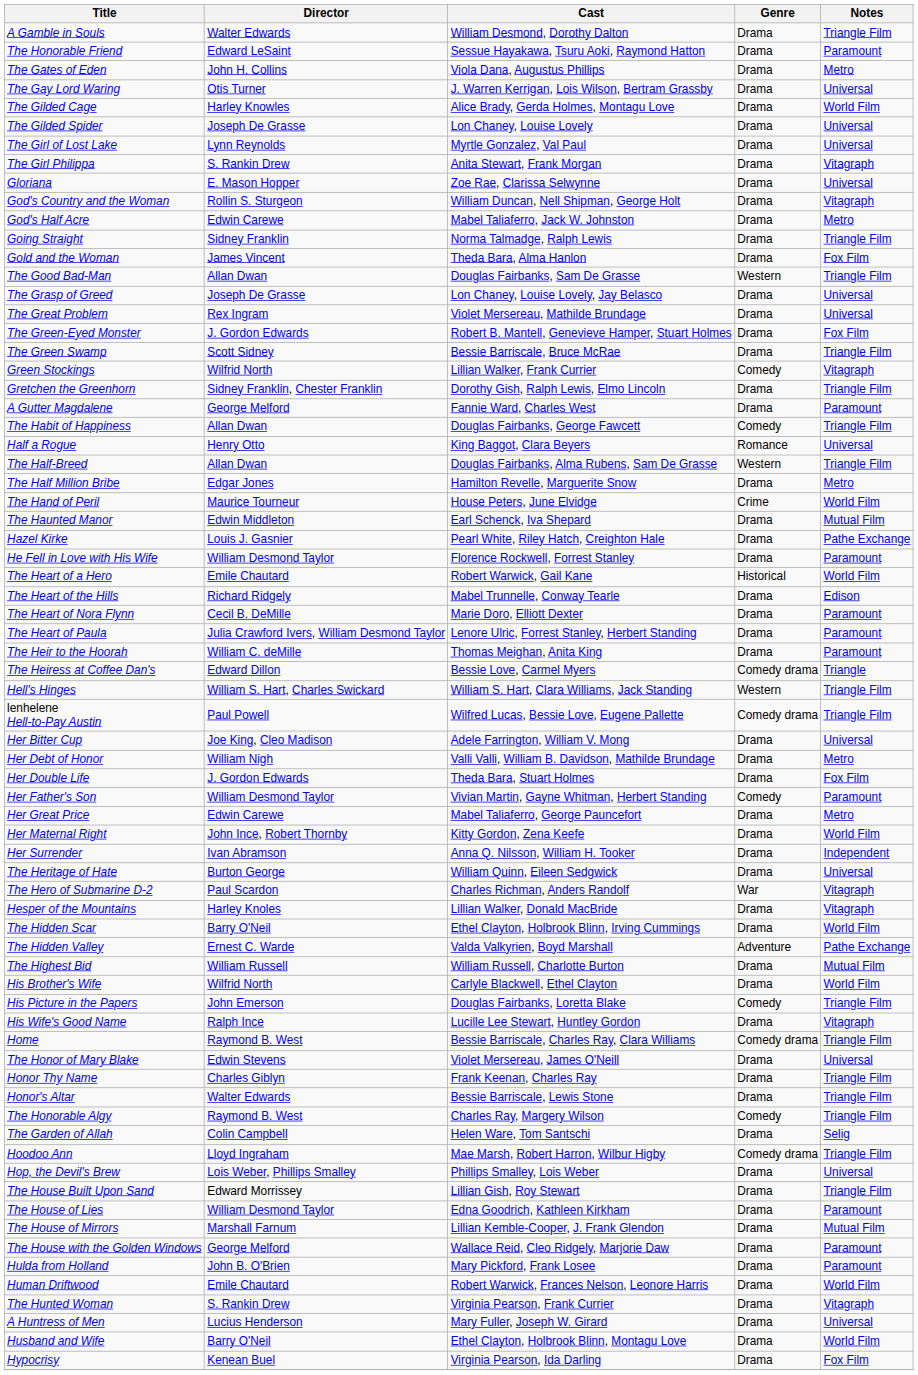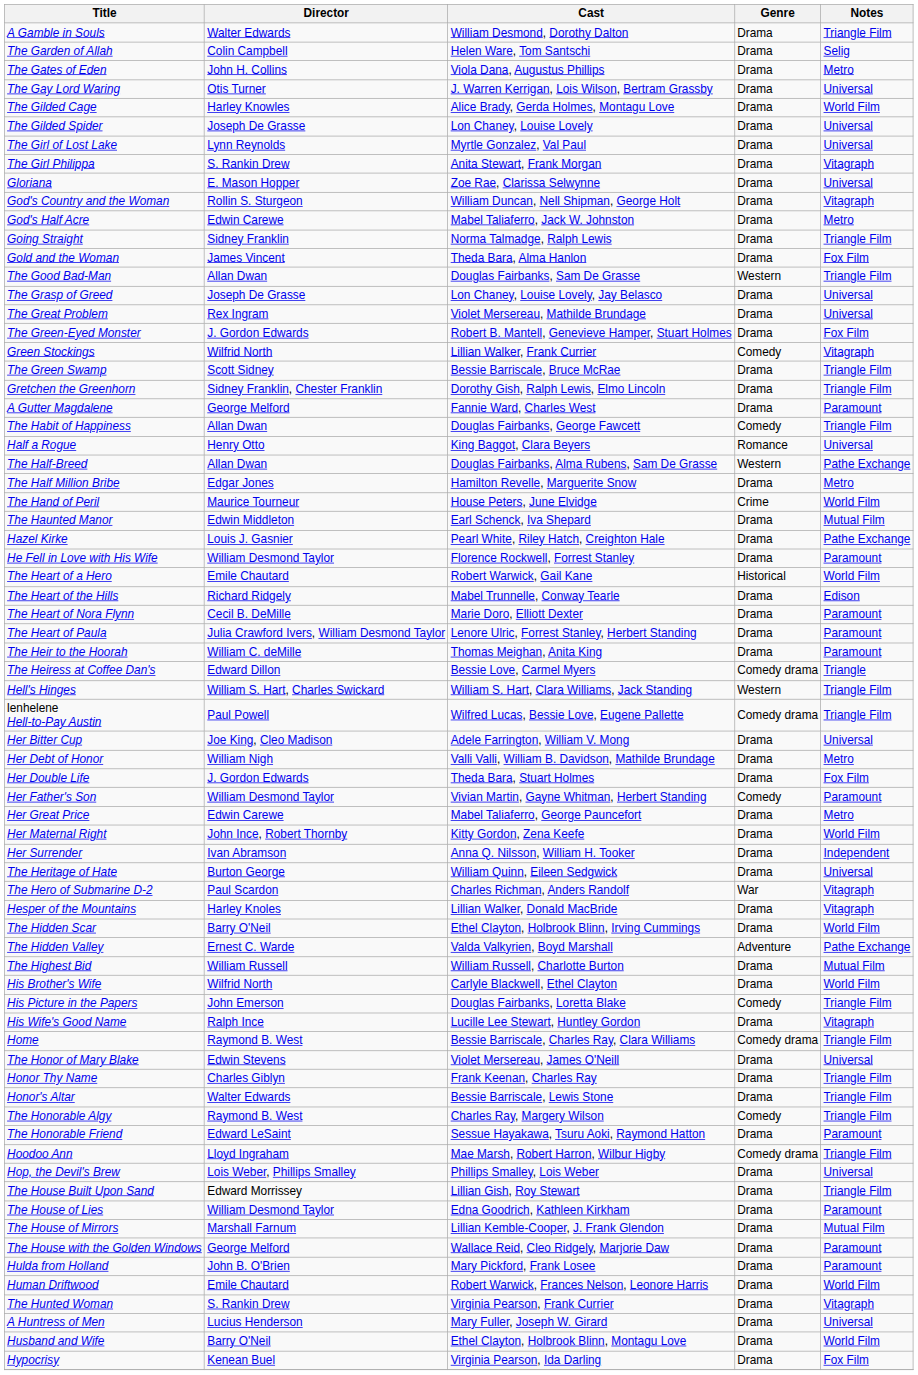rows swapped: (60, 1135) <-> (65, 51)
rows swapped: (51, 370) <-> (57, 351)
(858, 464) Triangle Film -> (867, 464) Pathe Exchange
